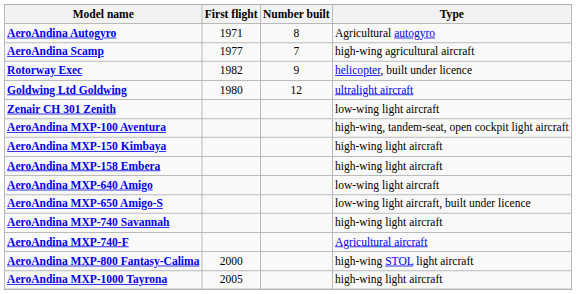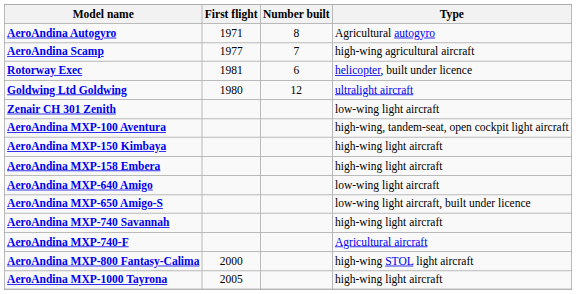(231, 71) 1982 -> (231, 71) 1981
(296, 71) 9 -> (296, 71) 6
